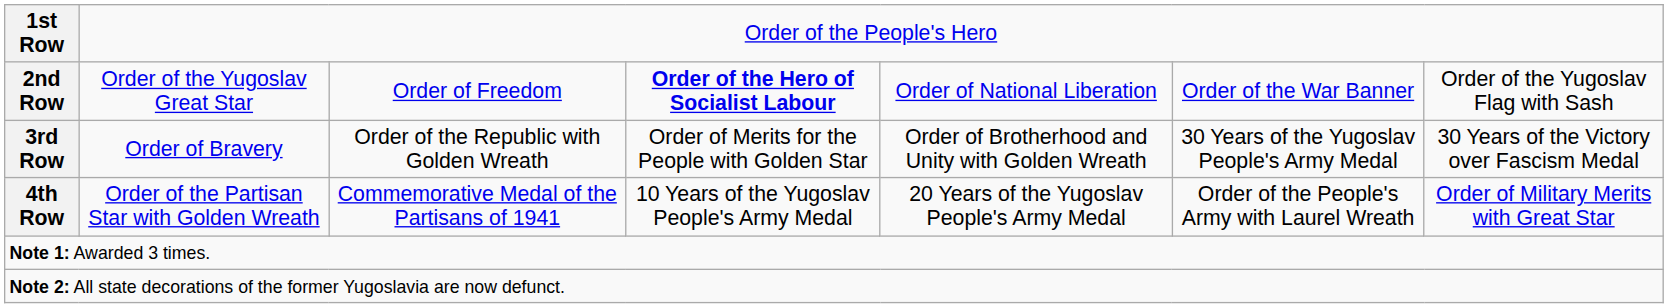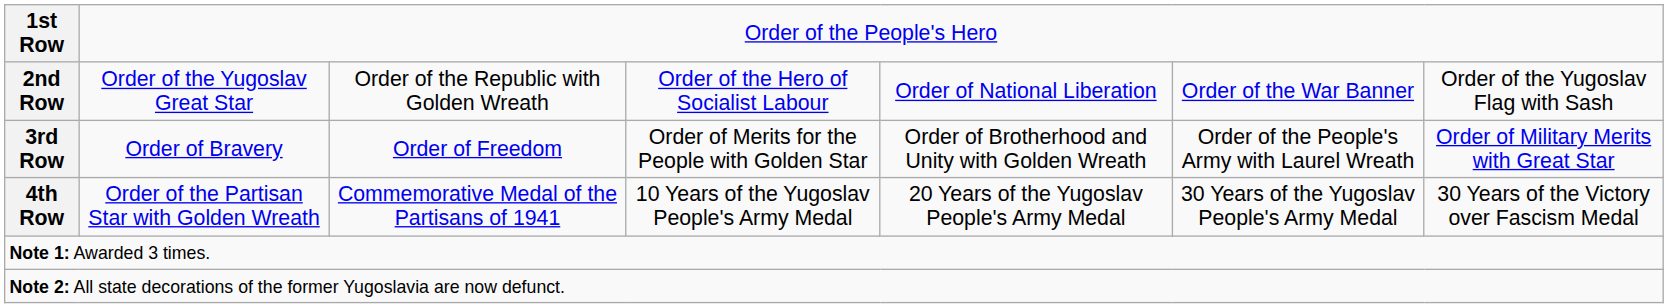(477, 91) Order of Freedom -> (477, 91) Order of the Republic with Golden Wreath
(753, 91) bold -> (753, 91) normal
(477, 148) Order of the Republic with Golden Wreath -> (477, 148) Order of Freedom
(1298, 148) 30 Years of the Yugoslav People's Army Medal -> (1298, 148) Order of the People's Army with Laurel Wreath
(1544, 148) 30 Years of the Victory over Fascism Medal -> (1544, 148) Order of Military Merits with Great Star
(1298, 206) Order of the People's Army with Laurel Wreath -> (1298, 206) 30 Years of the Yugoslav People's Army Medal
(1544, 206) Order of Military Merits with Great Star -> (1544, 206) 30 Years of the Victory over Fascism Medal
